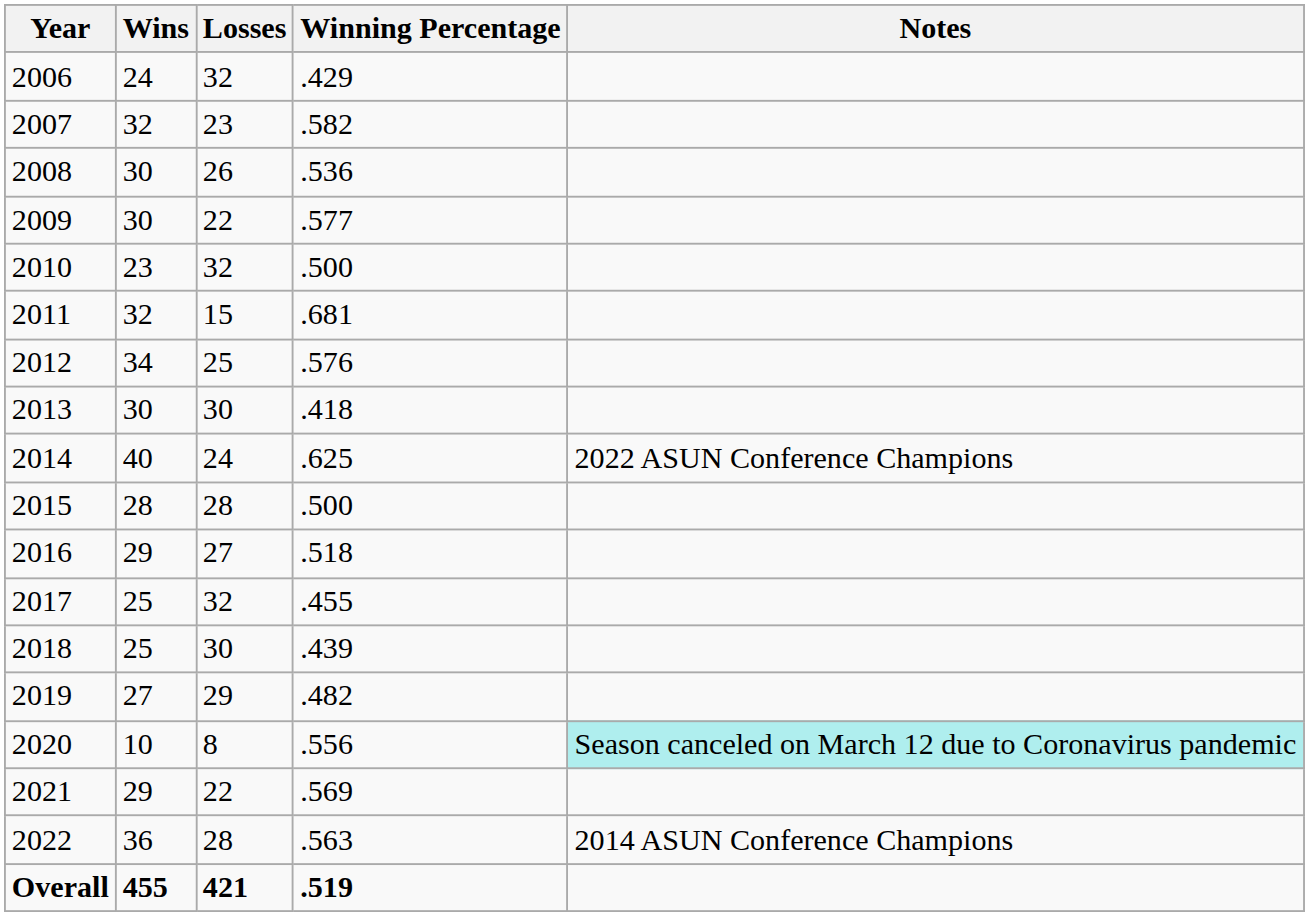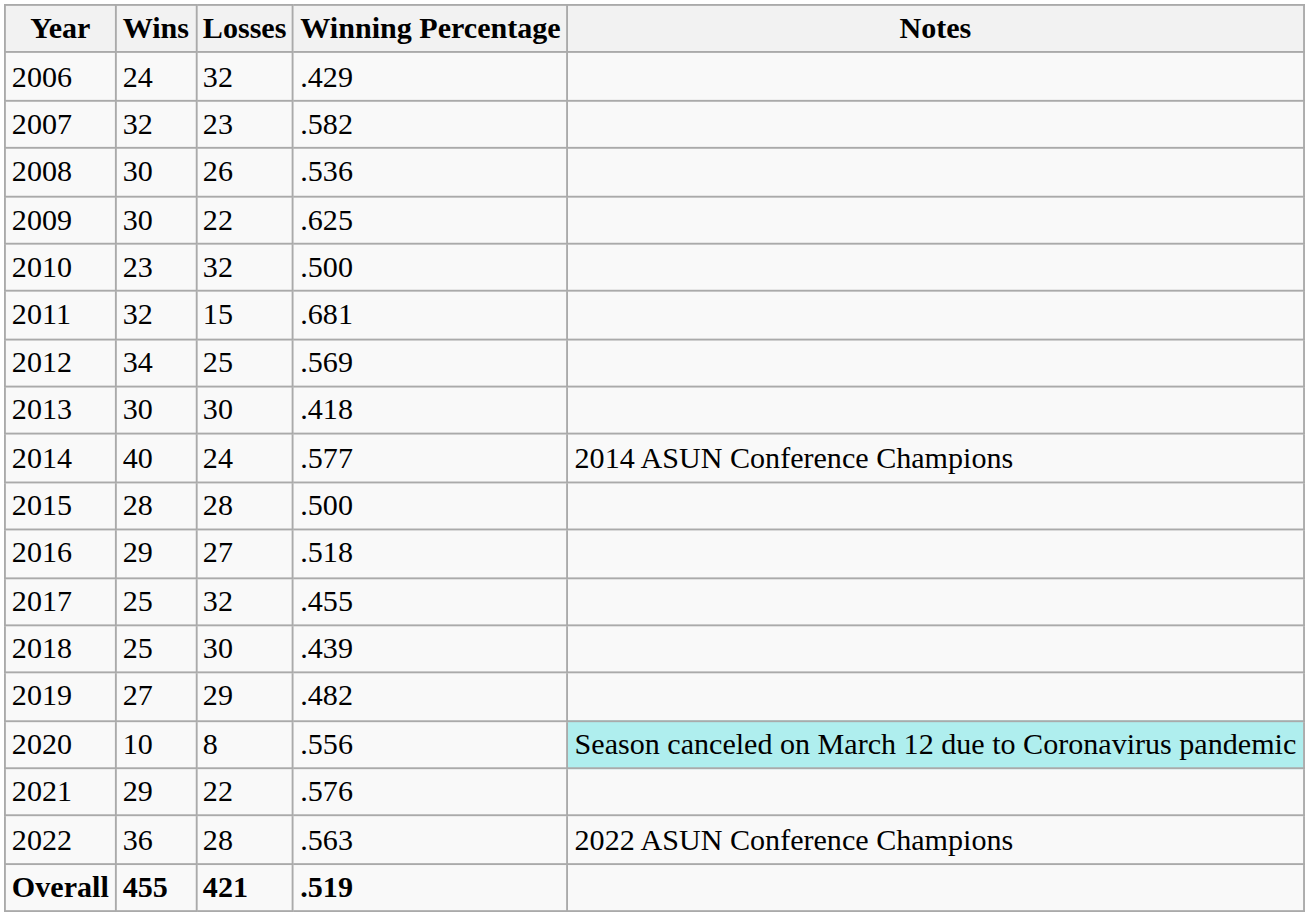(327, 219) .577 -> (327, 219) .625
(327, 362) .576 -> (327, 362) .569
(327, 457) .625 -> (327, 457) .577
(794, 457) 2022 ASUN Conference Champions -> (794, 457) 2014 ASUN Conference Champions
(327, 791) .569 -> (327, 791) .576
(794, 839) 2014 ASUN Conference Champions -> (794, 839) 2022 ASUN Conference Champions
